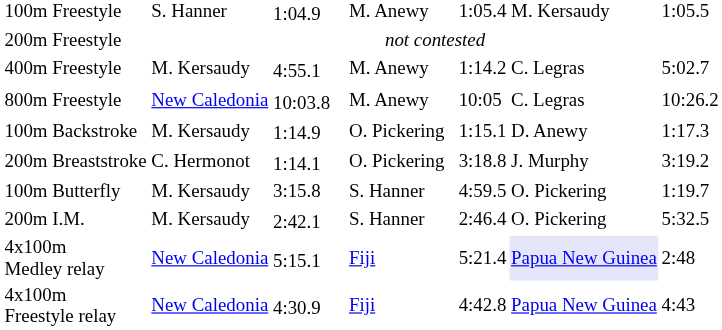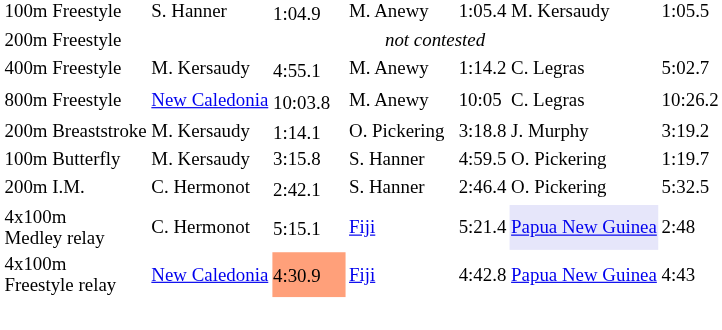- row: (71, 130)
(205, 161) C. Hermonot -> (205, 130) M. Kersaudy
(205, 218) M. Kersaudy -> (205, 187) C. Hermonot
(210, 258) New Caledonia -> (205, 226) C. Hermonot
(304, 307) no background -> (304, 276) lightsalmon background
